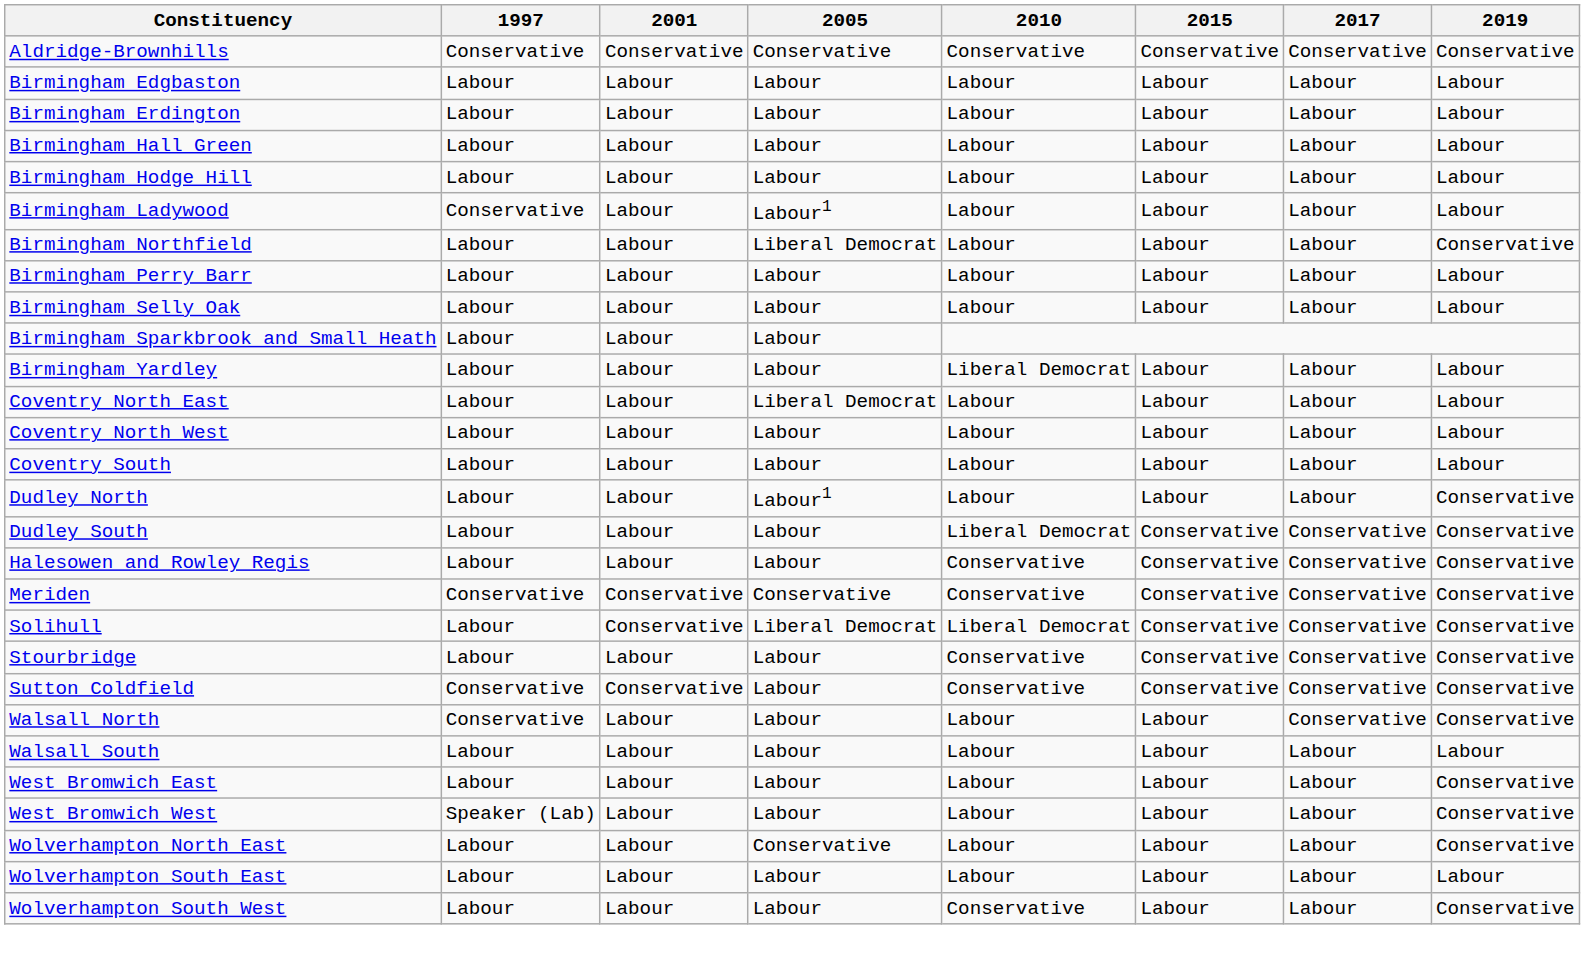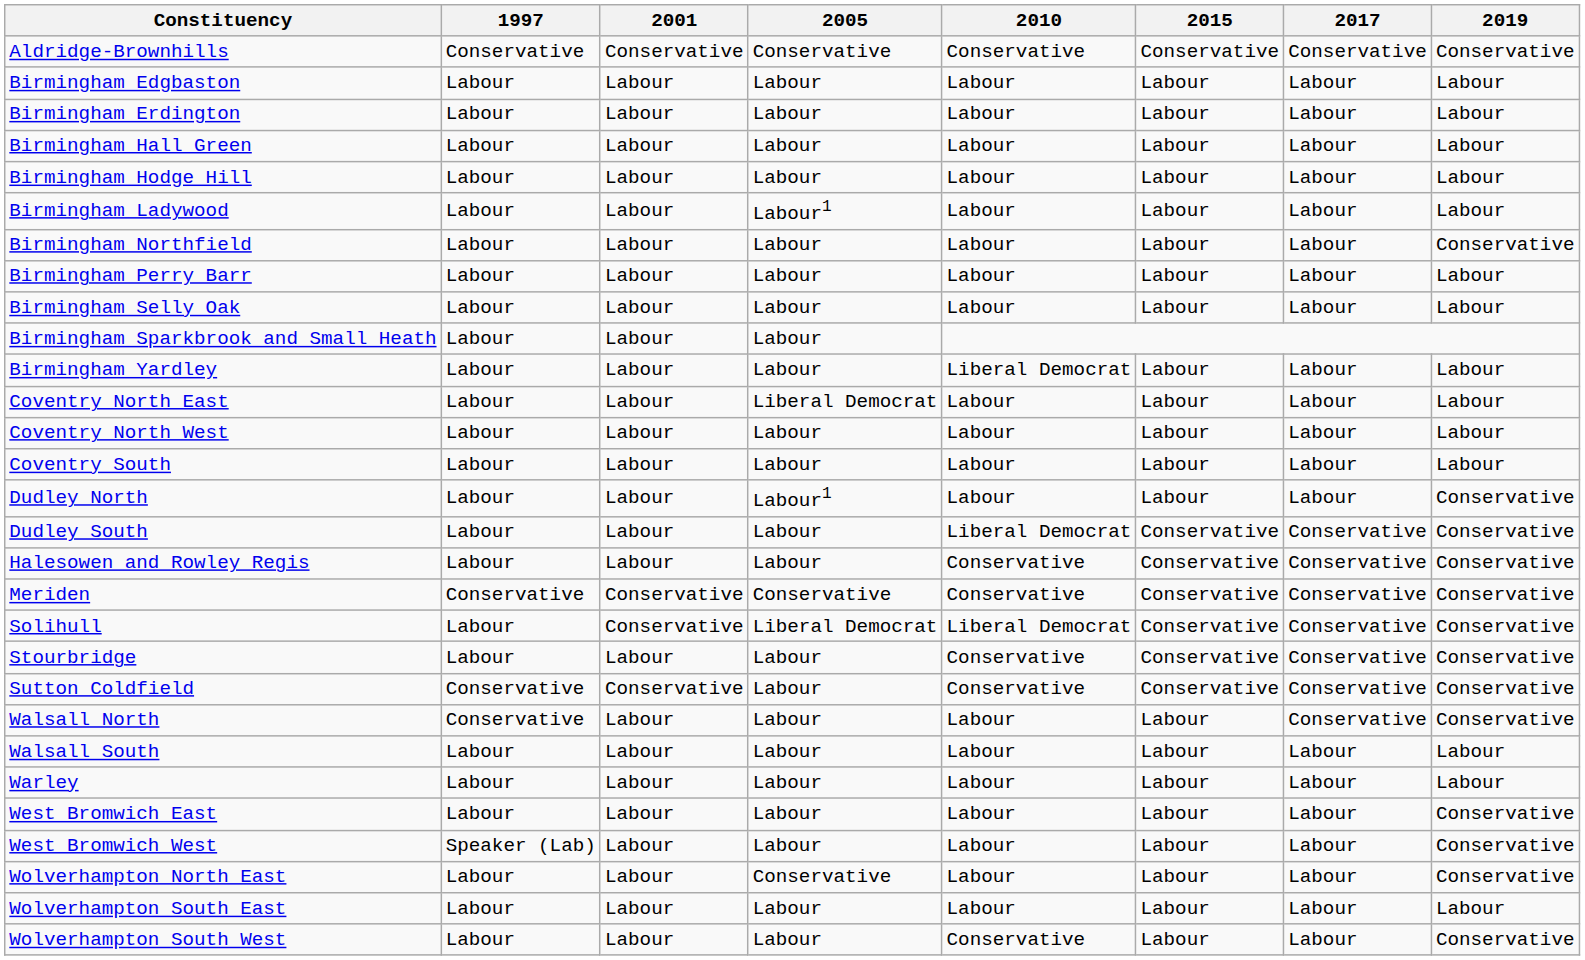(515, 211) Conservative -> (480, 211) Labour
(845, 245) Liberal Democrat -> (787, 245) Labour
+ row: (44, 783)
